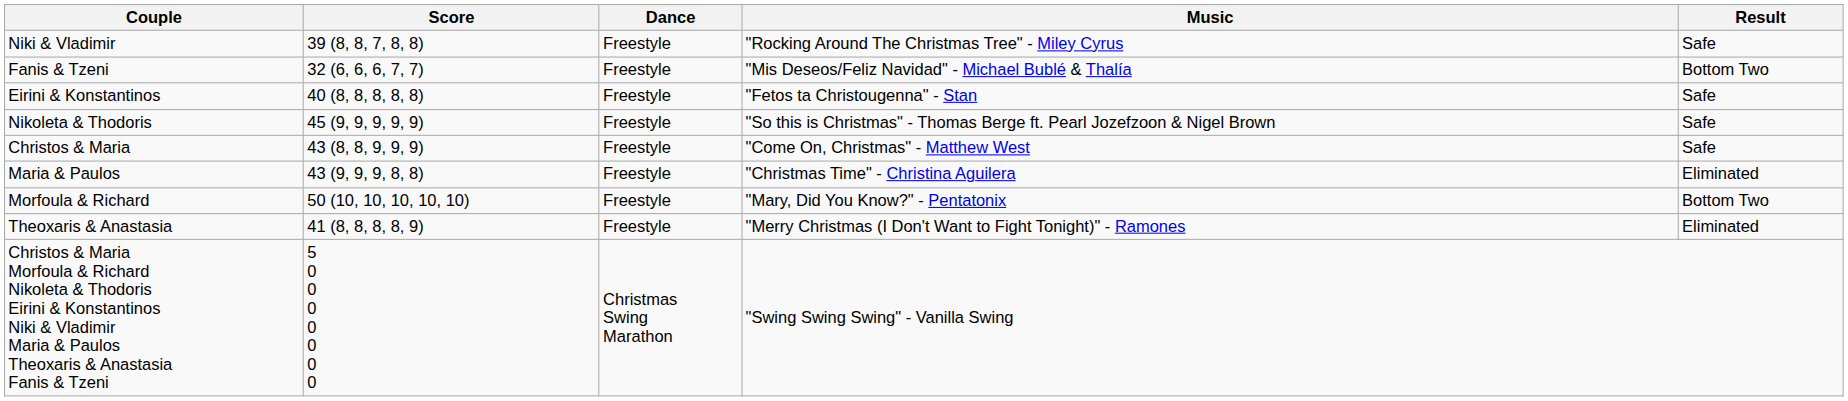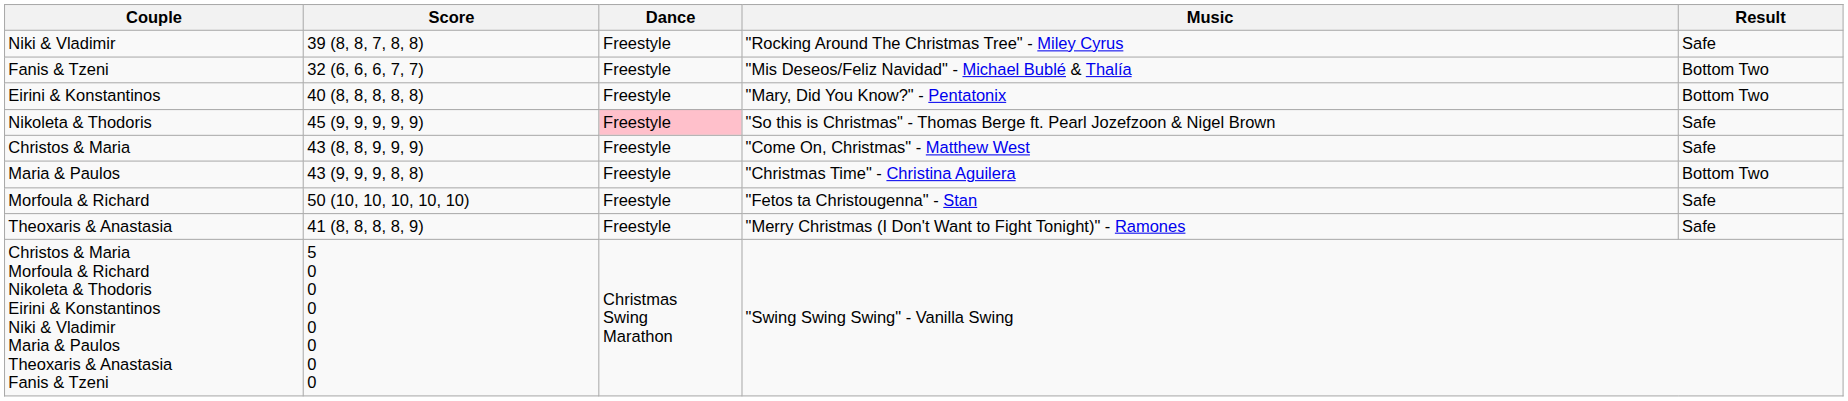(861, 95) "Fetos ta Christougenna" - Stan -> (876, 95) "Mary, Did You Know?" - Pentatonix
(1699, 95) Safe -> (1725, 95) Bottom Two
(637, 122) no background -> (637, 122) pink background
(1721, 174) Eliminated -> (1725, 174) Bottom Two
(876, 200) "Mary, Did You Know?" - Pentatonix -> (861, 200) "Fetos ta Christougenna" - Stan
(1725, 200) Bottom Two -> (1699, 200) Safe
(1721, 226) Eliminated -> (1699, 226) Safe
